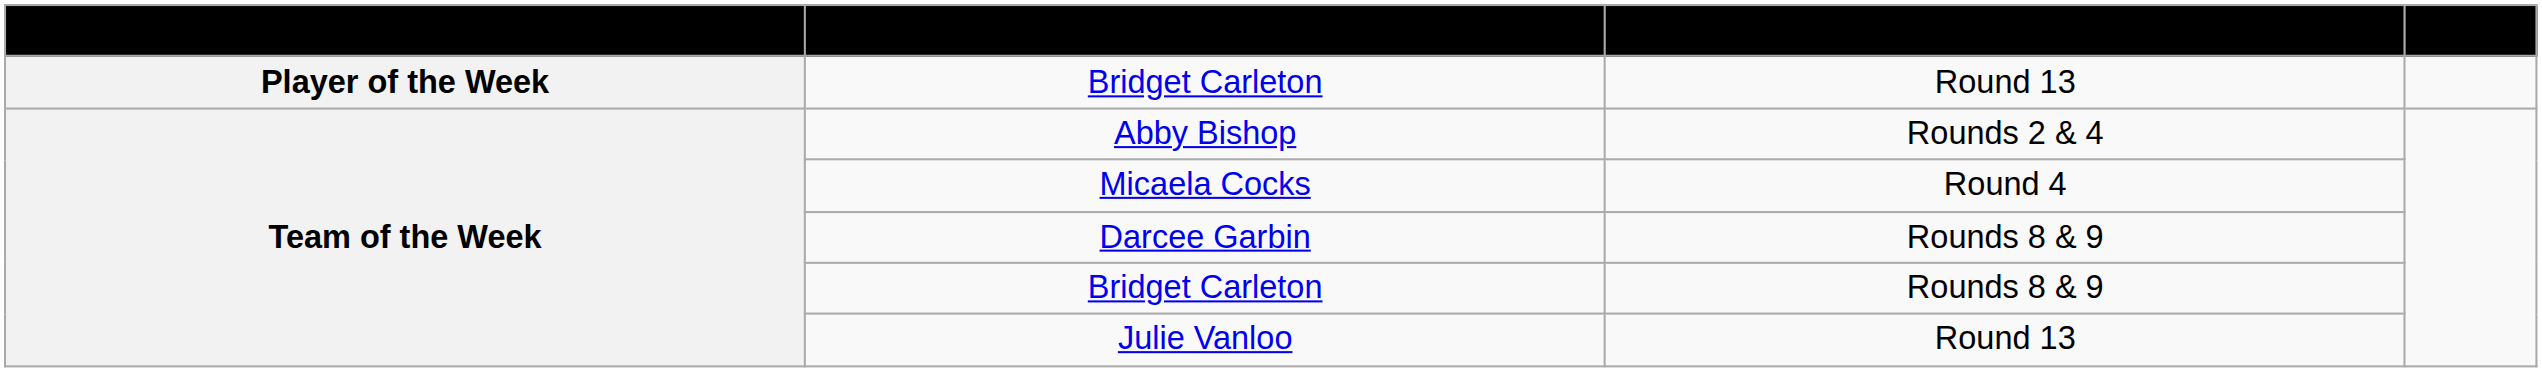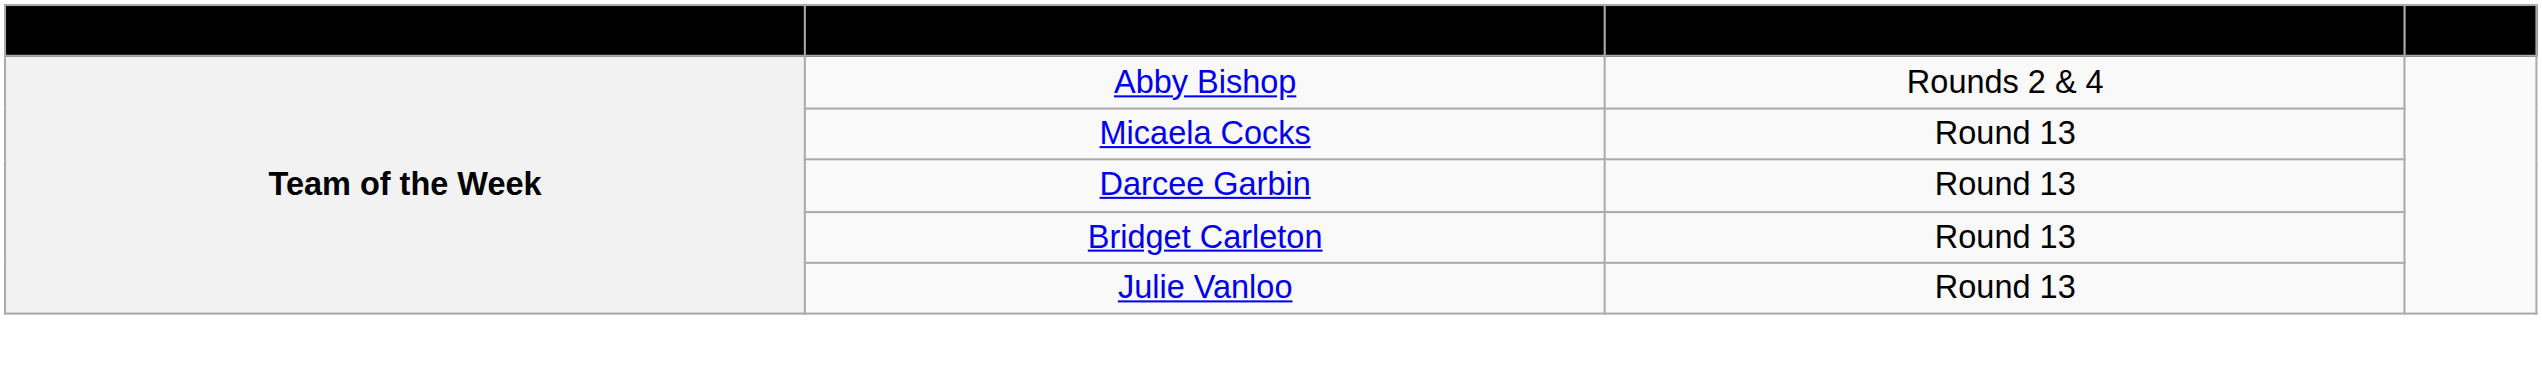- row: (405, 81)
(2005, 184) Round 4 -> (2005, 133) Round 13
(2005, 236) Rounds 8 & 9 -> (2005, 184) Round 13
(2005, 287) Rounds 8 & 9 -> (2005, 236) Round 13
